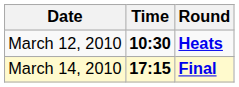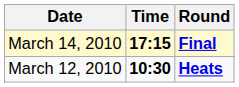rows swapped: (65, 43) <-> (65, 69)
